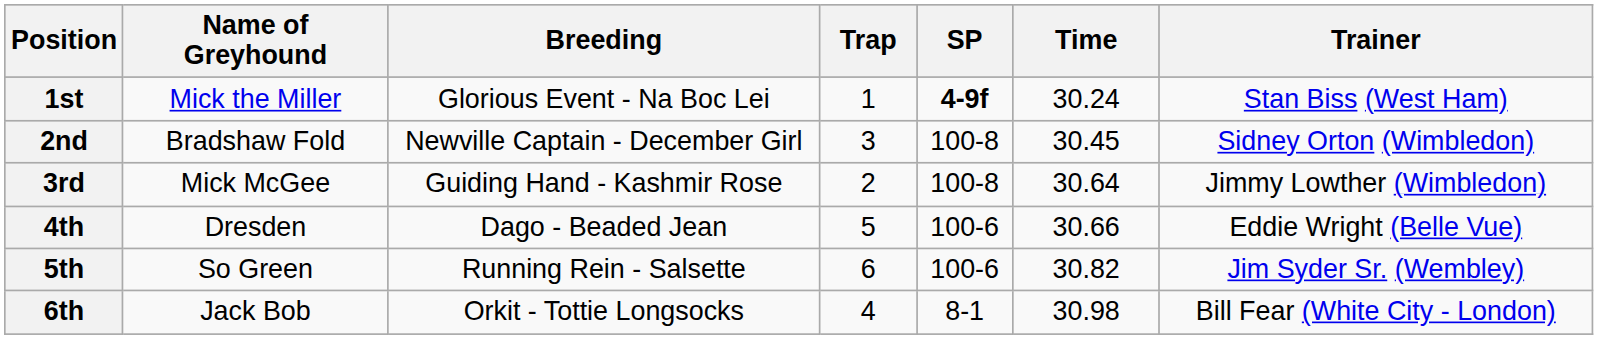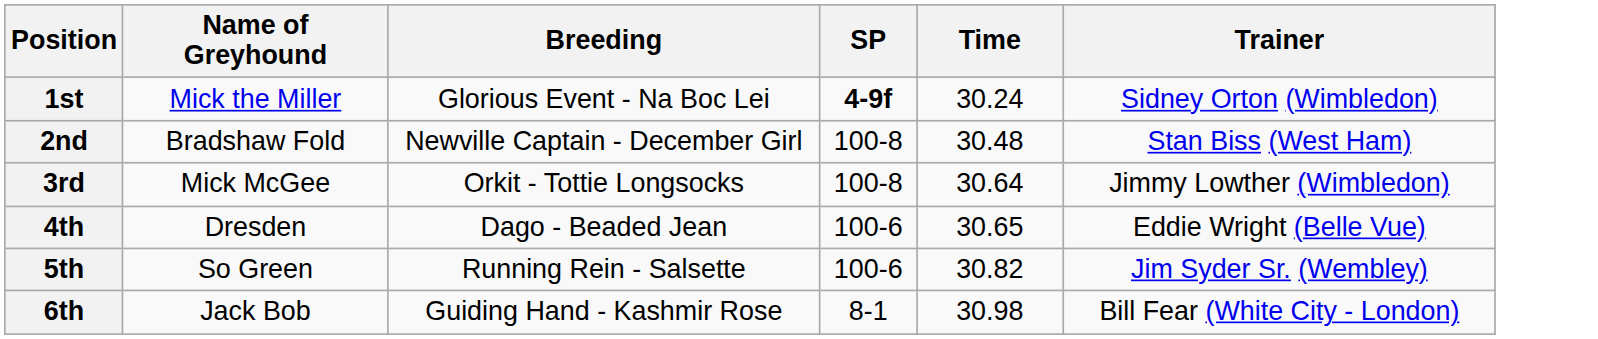- column: (868, 40)
(1376, 98) Stan Biss (West Ham) -> (1279, 98) Sidney Orton (Wimbledon)
(1086, 141) 30.45 -> (990, 141) 30.48
(1376, 141) Sidney Orton (Wimbledon) -> (1279, 141) Stan Biss (West Ham)
(604, 183) Guiding Hand - Kashmir Rose -> (604, 183) Orkit - Tottie Longsocks
(1086, 226) 30.66 -> (990, 226) 30.65
(604, 311) Orkit - Tottie Longsocks -> (604, 311) Guiding Hand - Kashmir Rose
